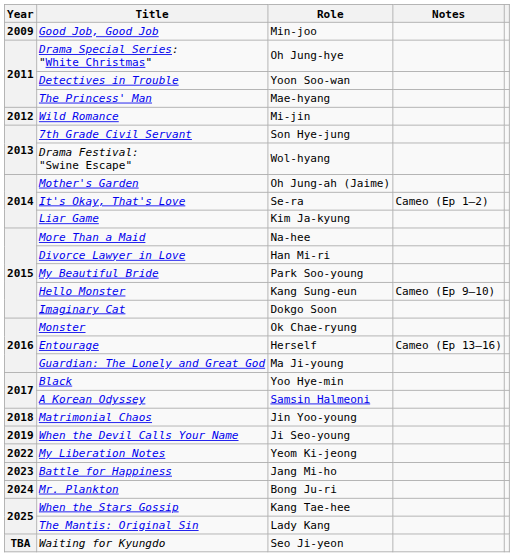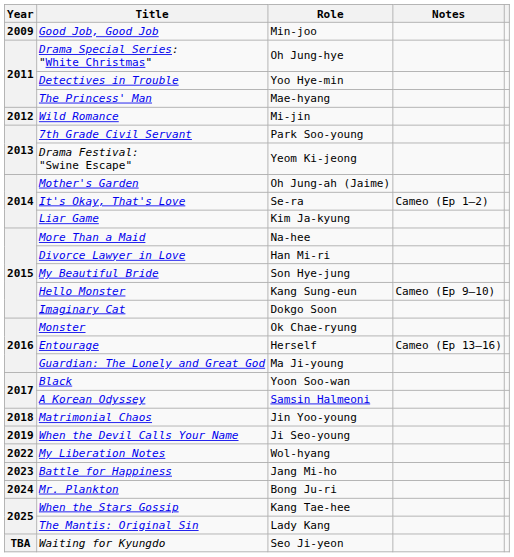(310, 80) Yoon Soo-wan -> (307, 80) Yoo Hye-min
(310, 134) Son Hye-jung -> (317, 134) Park Soo-young
(300, 159) Wol-hyang -> (314, 159) Yeom Ki-jeong
(317, 273) Park Soo-young -> (310, 273) Son Hye-jung
(307, 381) Yoo Hye-min -> (310, 381) Yoon Soo-wan
(314, 453) Yeom Ki-jeong -> (300, 453) Wol-hyang
